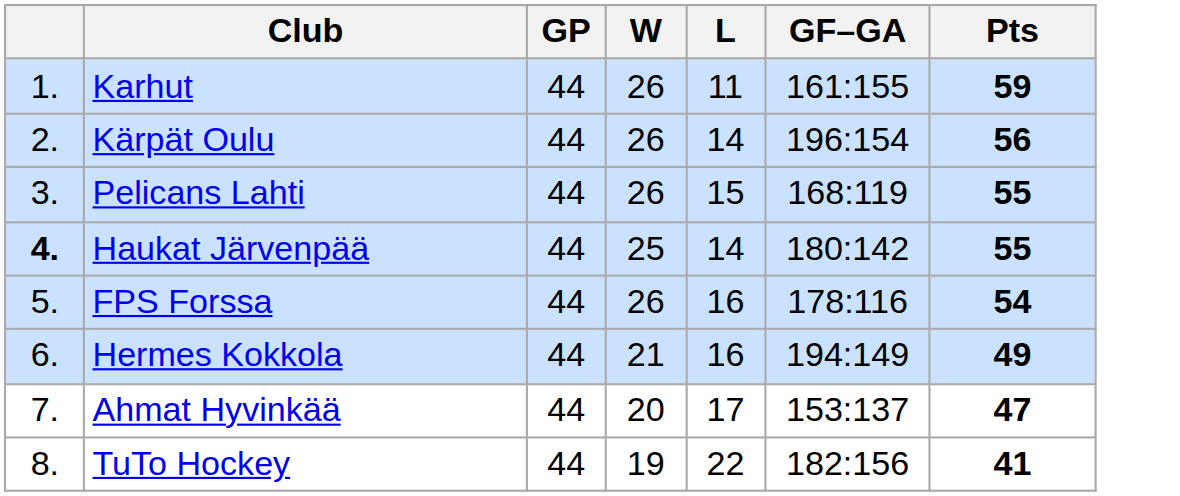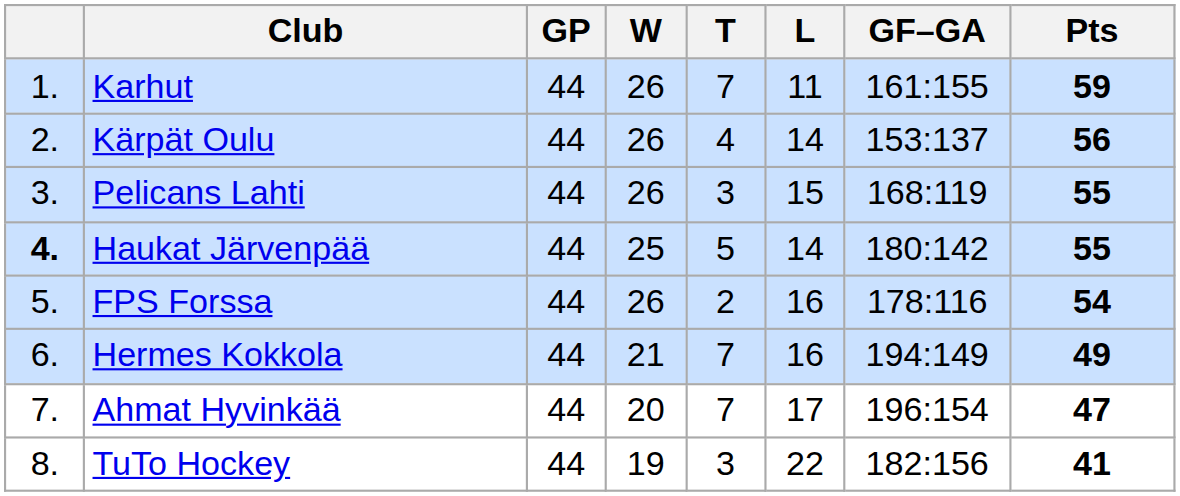+ column: (725, 31)
(848, 139) 196:154 -> (927, 139) 153:137
(848, 409) 153:137 -> (927, 409) 196:154
